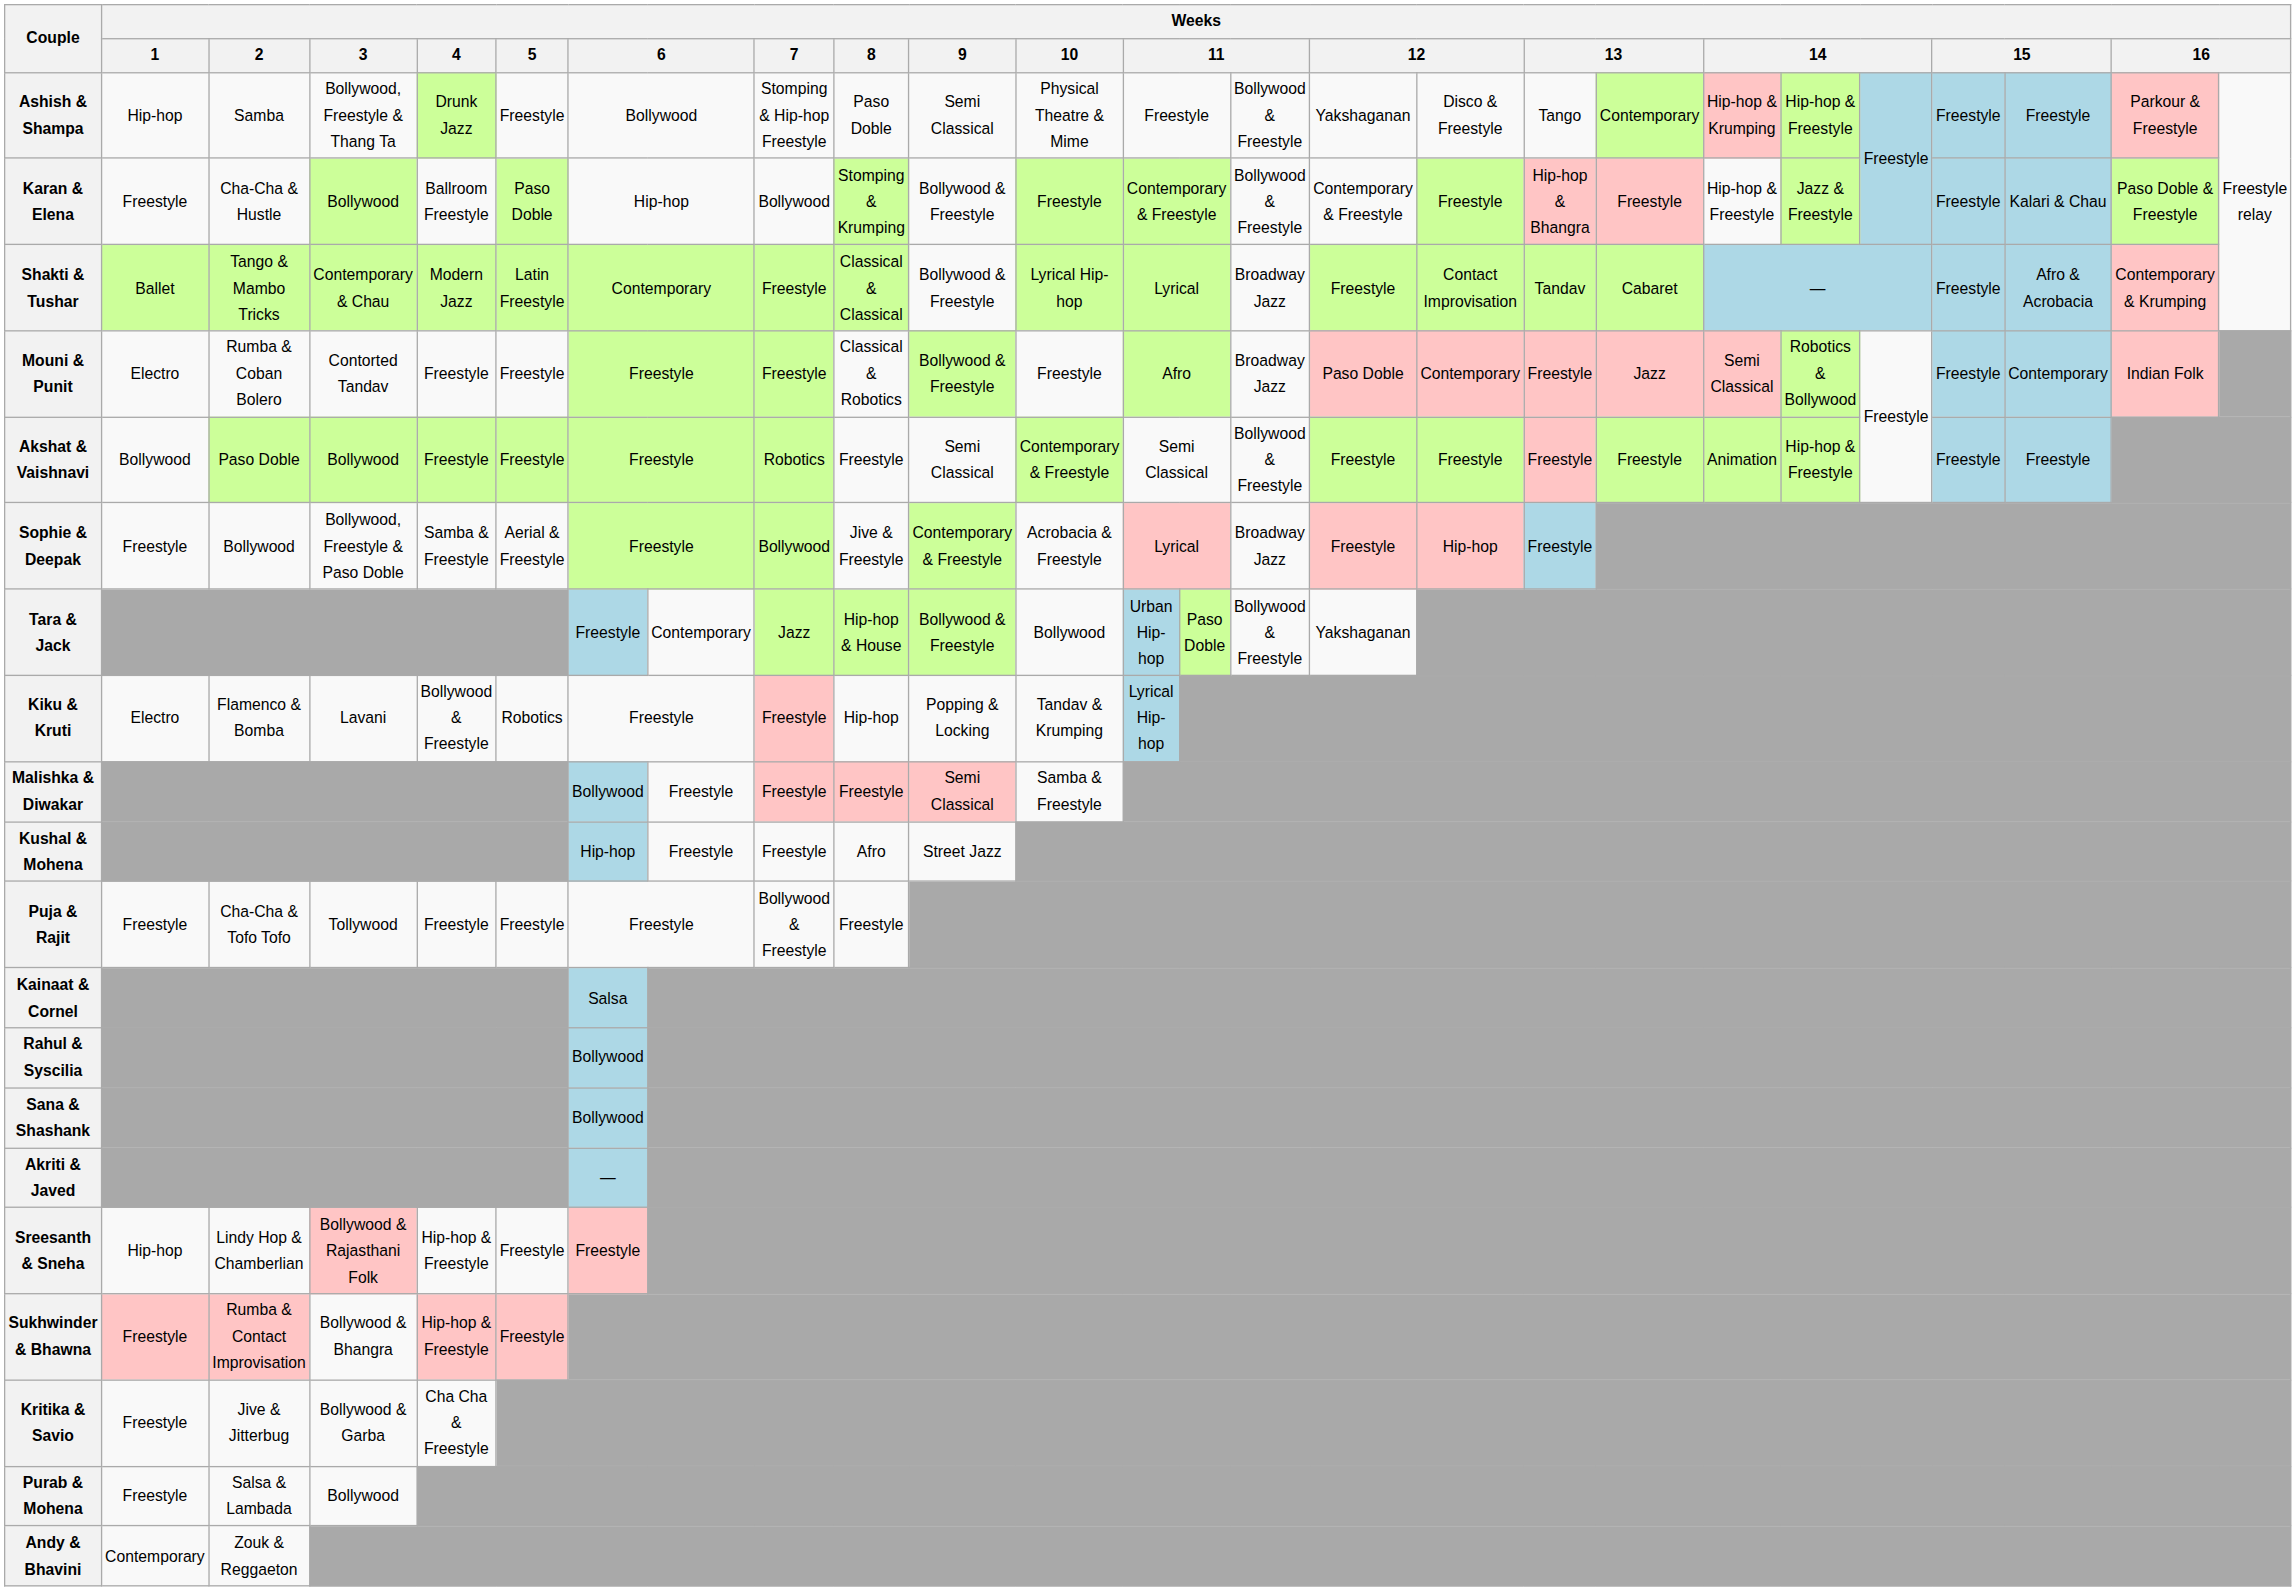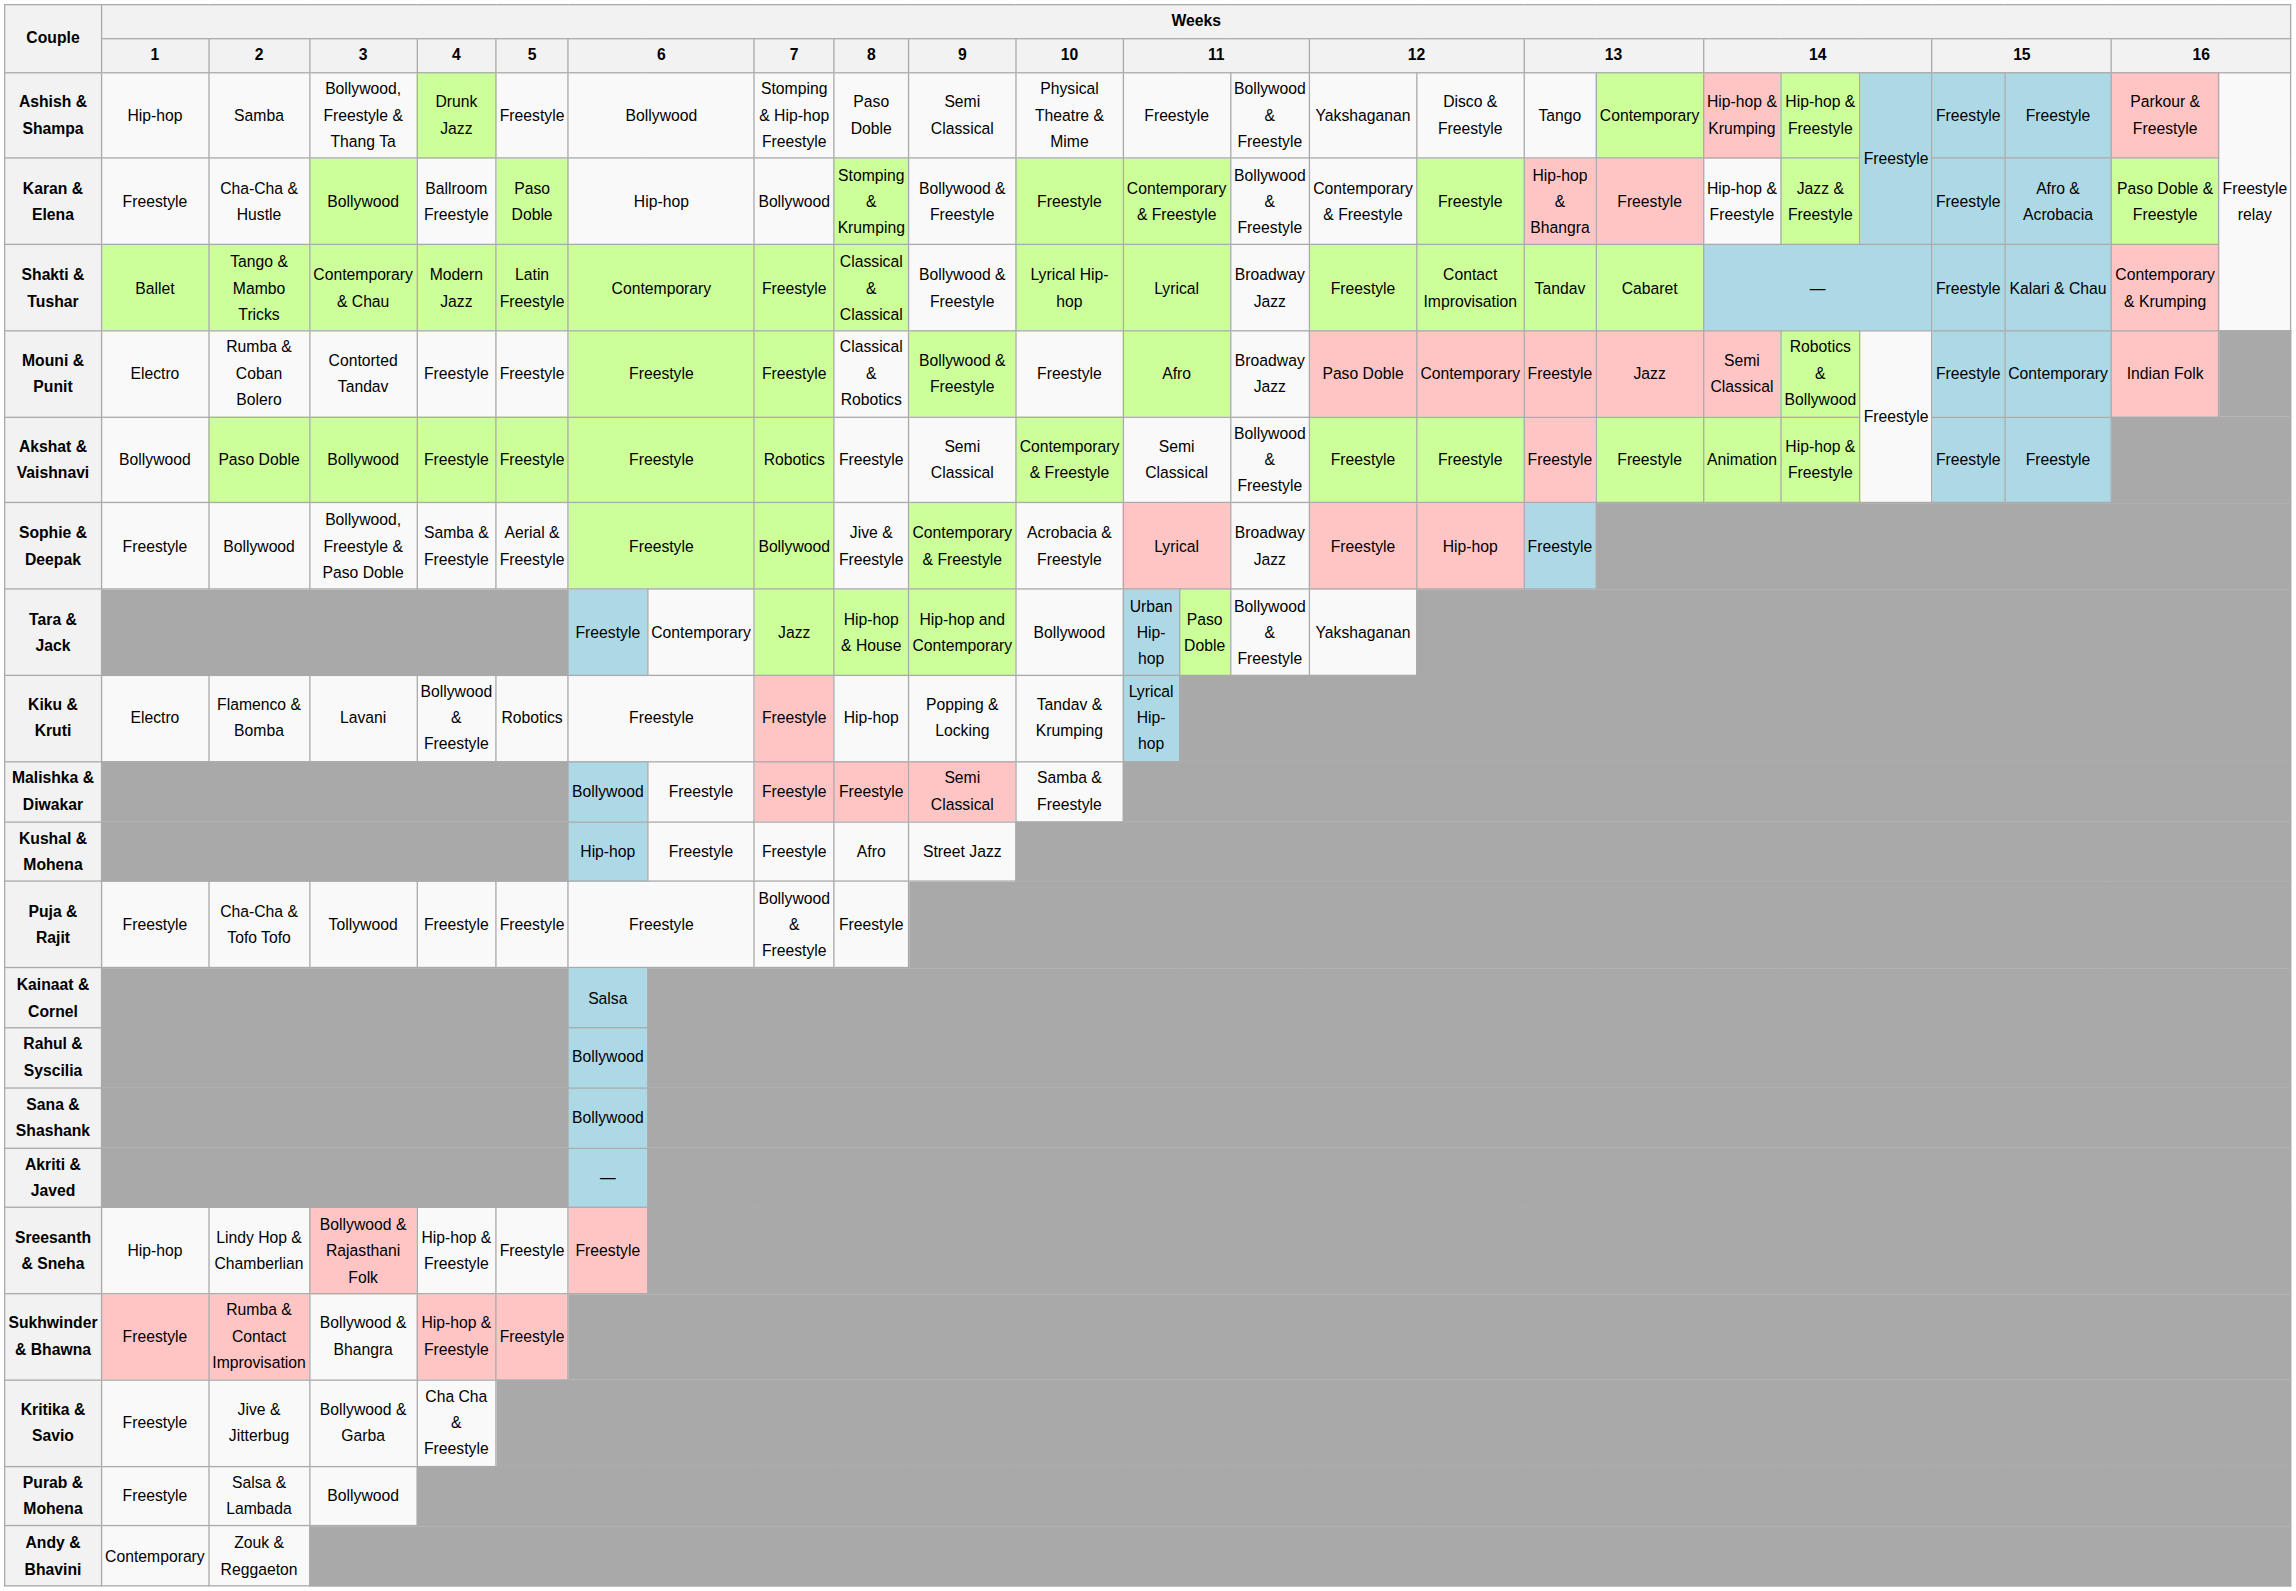(2058, 201) Kalari & Chau -> (2058, 201) Afro & Acrobacia
(2058, 288) Afro & Acrobacia -> (2058, 288) Kalari & Chau
(962, 632) Bollywood & Freestyle -> (962, 632) Hip-hop and Contemporary
